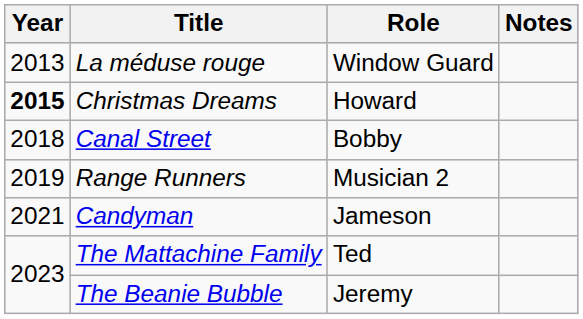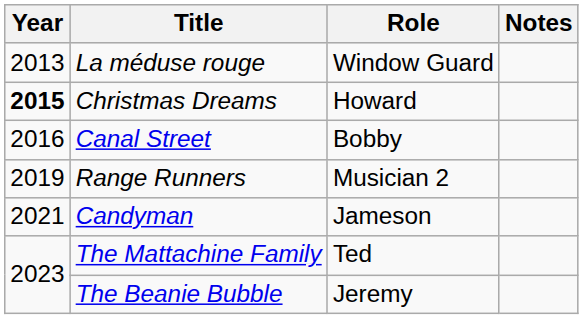(37, 139) 2018 -> (37, 139) 2016
